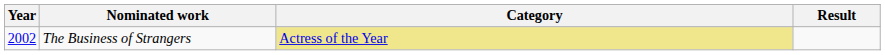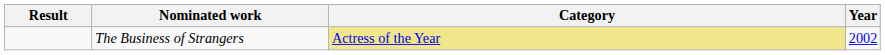columns swapped: (22, 15) <-> (837, 15)
